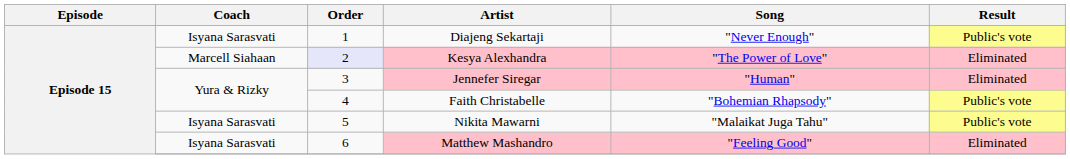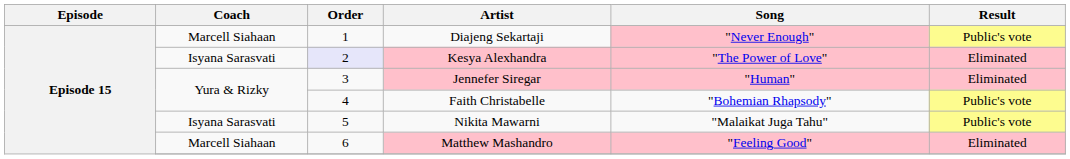(232, 36) Isyana Sarasvati -> (232, 36) Marcell Siahaan
(770, 36) no background -> (770, 36) pink background
(232, 57) Marcell Siahaan -> (232, 57) Isyana Sarasvati
(232, 143) Isyana Sarasvati -> (232, 143) Marcell Siahaan
